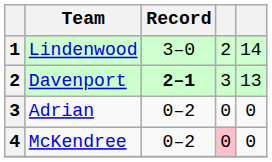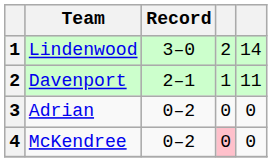(179, 81) bold -> (179, 81) normal
(226, 81) 3 -> (226, 81) 1
(251, 81) 13 -> (251, 81) 11
